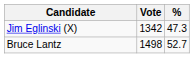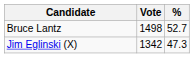rows swapped: (34, 45) <-> (42, 28)
